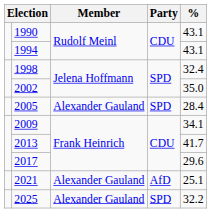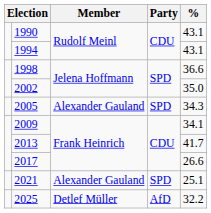(193, 69) 32.4 -> (193, 69) 36.6
(193, 106) 28.4 -> (193, 106) 34.3
(193, 161) 29.6 -> (193, 161) 26.6
(160, 180) AfD -> (161, 180) SPD
(99, 198) Alexander Gauland -> (85, 198) Detlef Müller
(161, 198) SPD -> (160, 198) AfD
